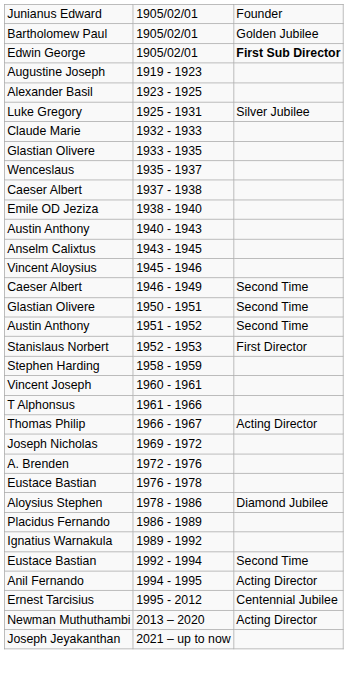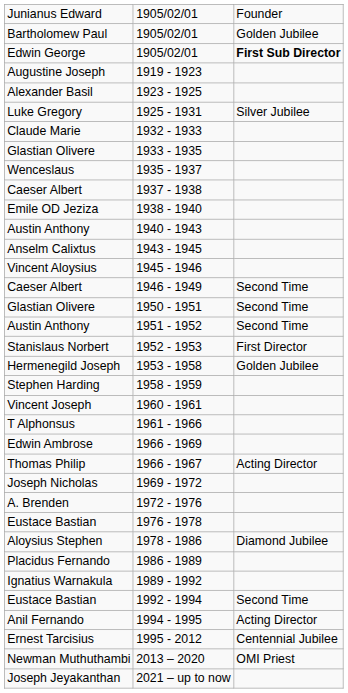+ row: (64, 365)
+ row: (50, 444)
(277, 619) Acting Director -> (265, 659) OMI Priest
